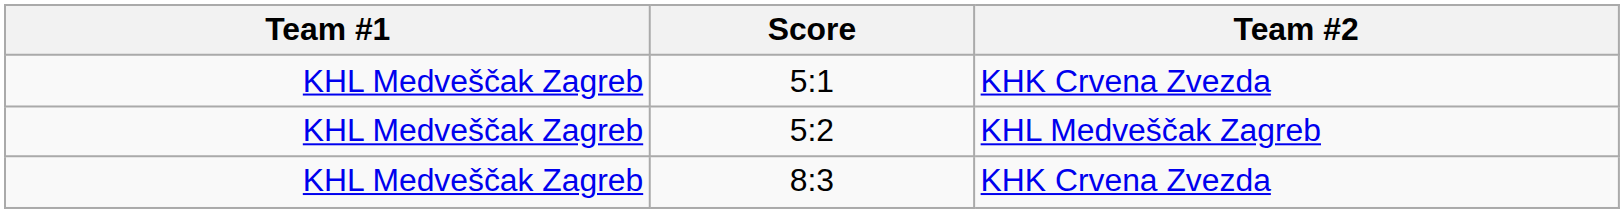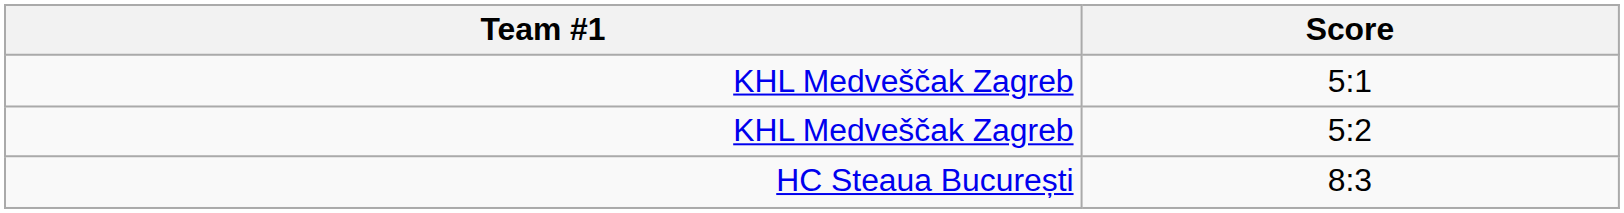- column: (1296, 29)
(473, 181) KHL Medveščak Zagreb -> (925, 181) HC Steaua București
